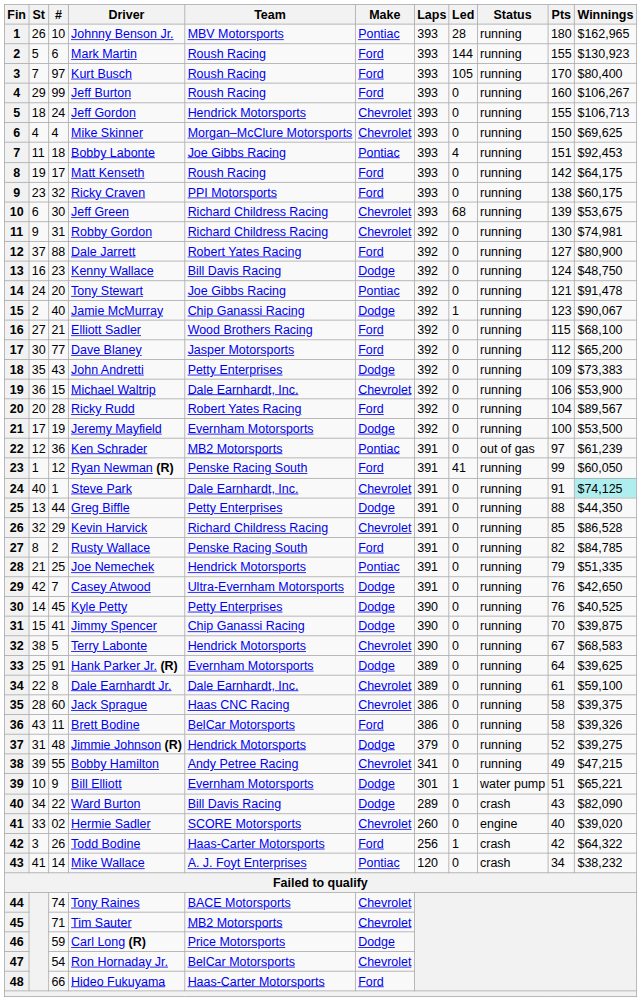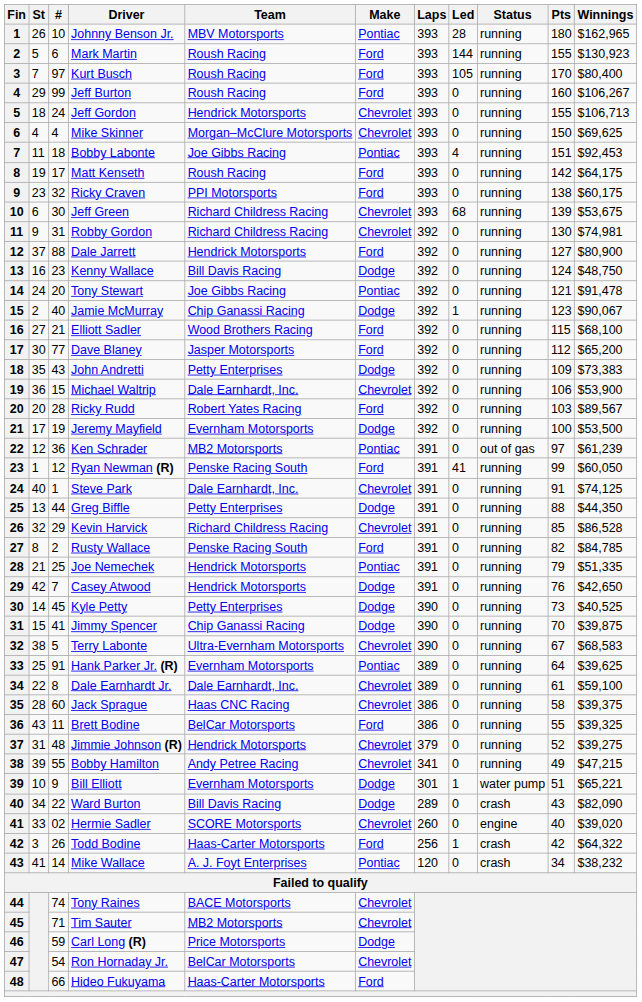(245, 251) Robert Yates Racing -> (247, 251) Hendrick Motorsports
(561, 409) 104 -> (561, 409) 103
(600, 488) paleturquoise background -> (600, 488) no background
(266, 587) Ultra-Evernham Motorsports -> (247, 587) Hendrick Motorsports
(558, 606) 76 -> (558, 606) 73
(247, 646) Hendrick Motorsports -> (266, 646) Ultra-Evernham Motorsports
(377, 666) Dodge -> (379, 666) Pontiac
(558, 725) 58 -> (558, 725) 55
(600, 725) $39,326 -> (600, 725) $39,325
(377, 745) Dodge -> (385, 745) Chevrolet
